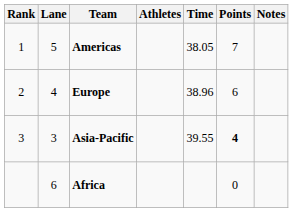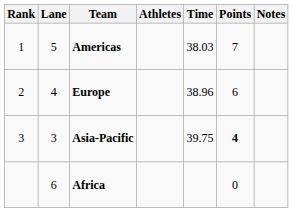(200, 46) 38.05 -> (200, 46) 38.03
(200, 138) 39.55 -> (200, 138) 39.75
